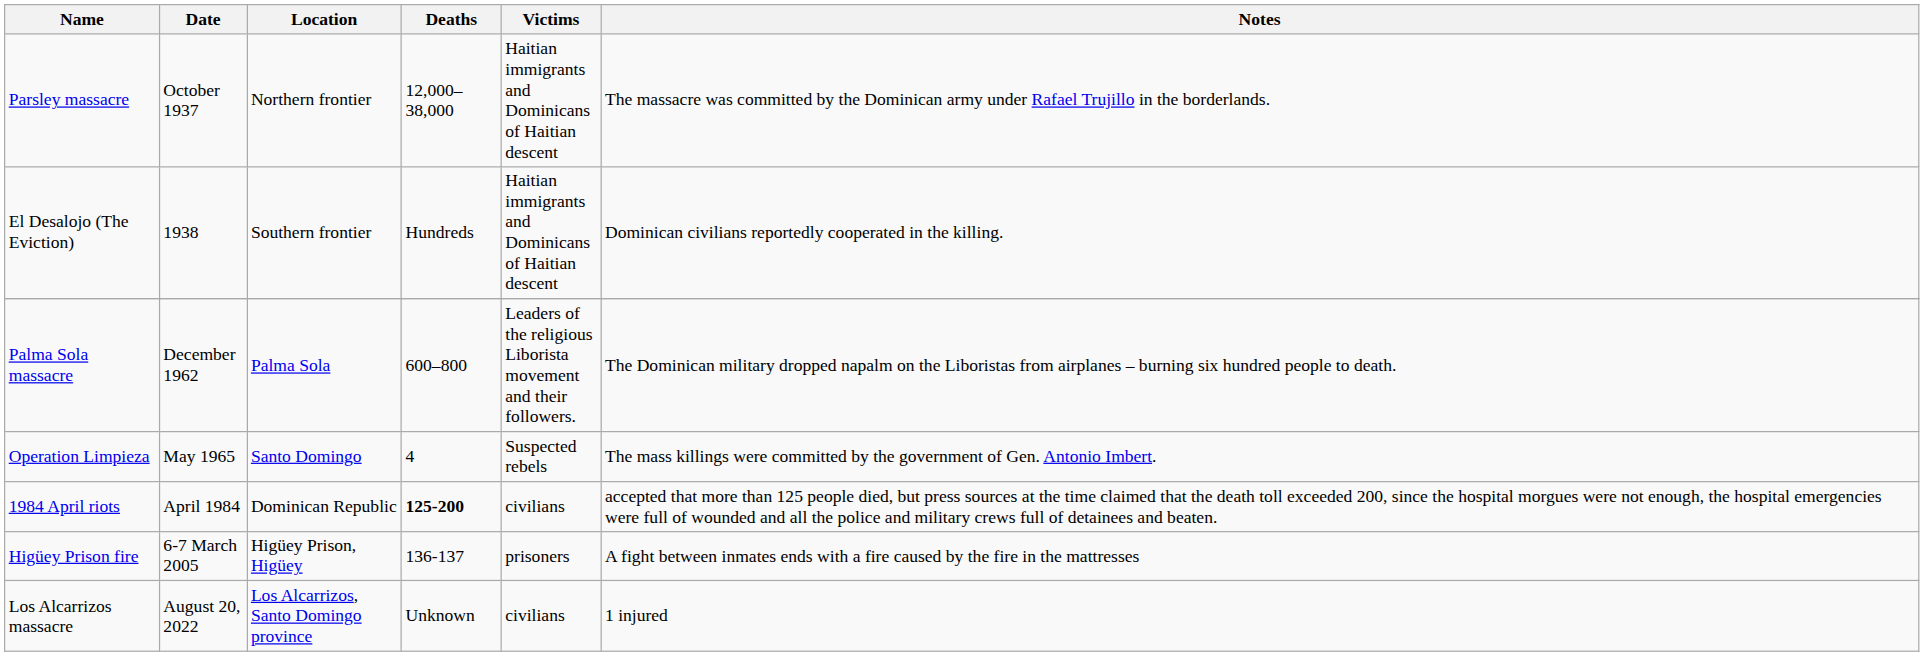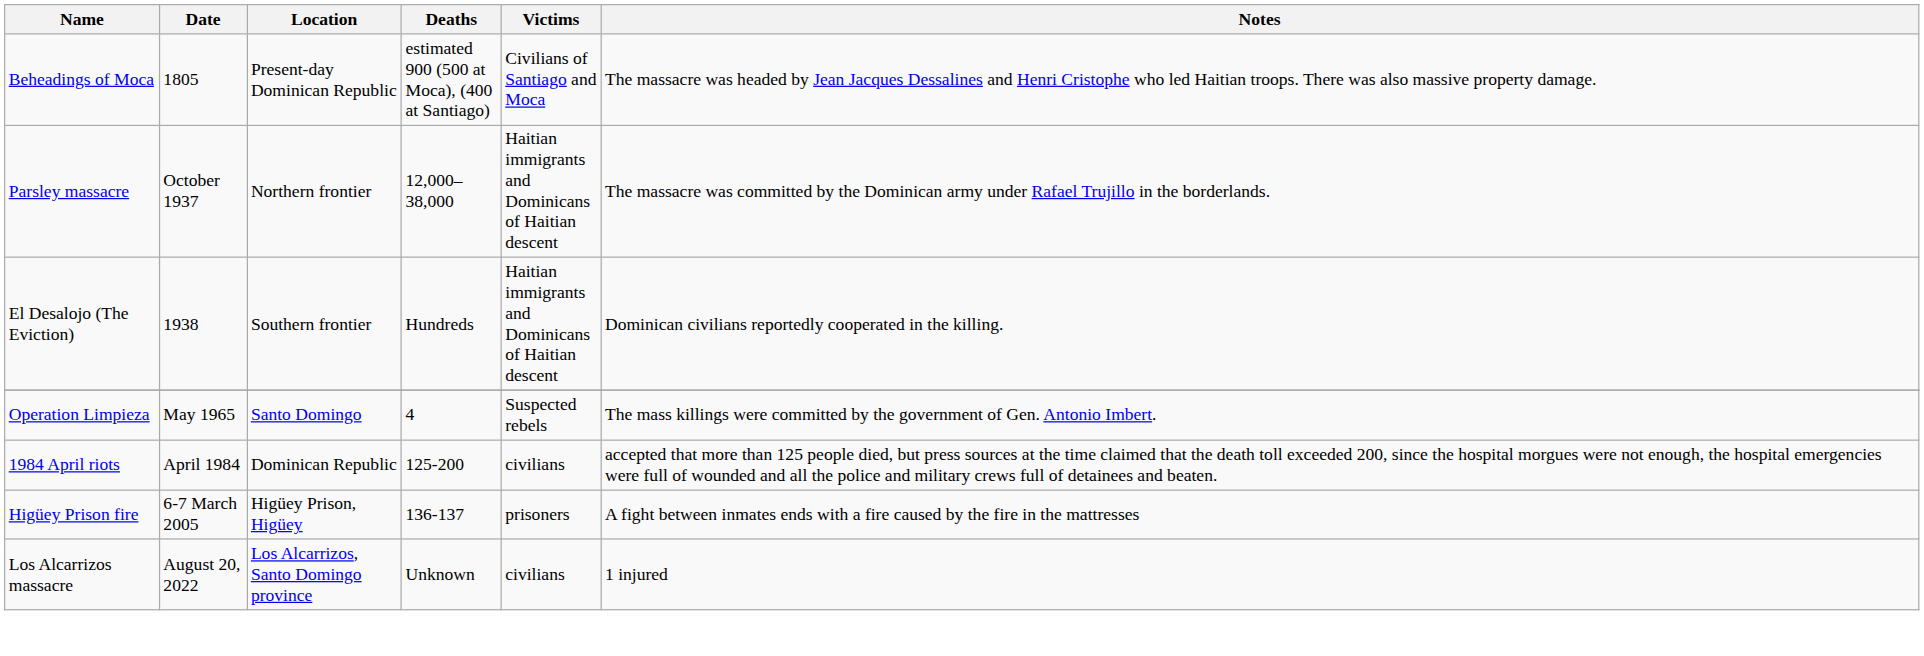+ row: (81, 79)
- row: (48, 365)
(435, 506) bold -> (435, 464) normal
